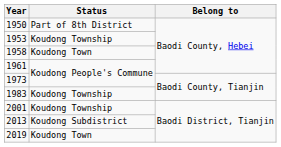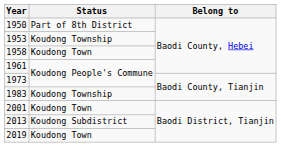(71, 108) Koudong Township -> (61, 108) Koudong Town
